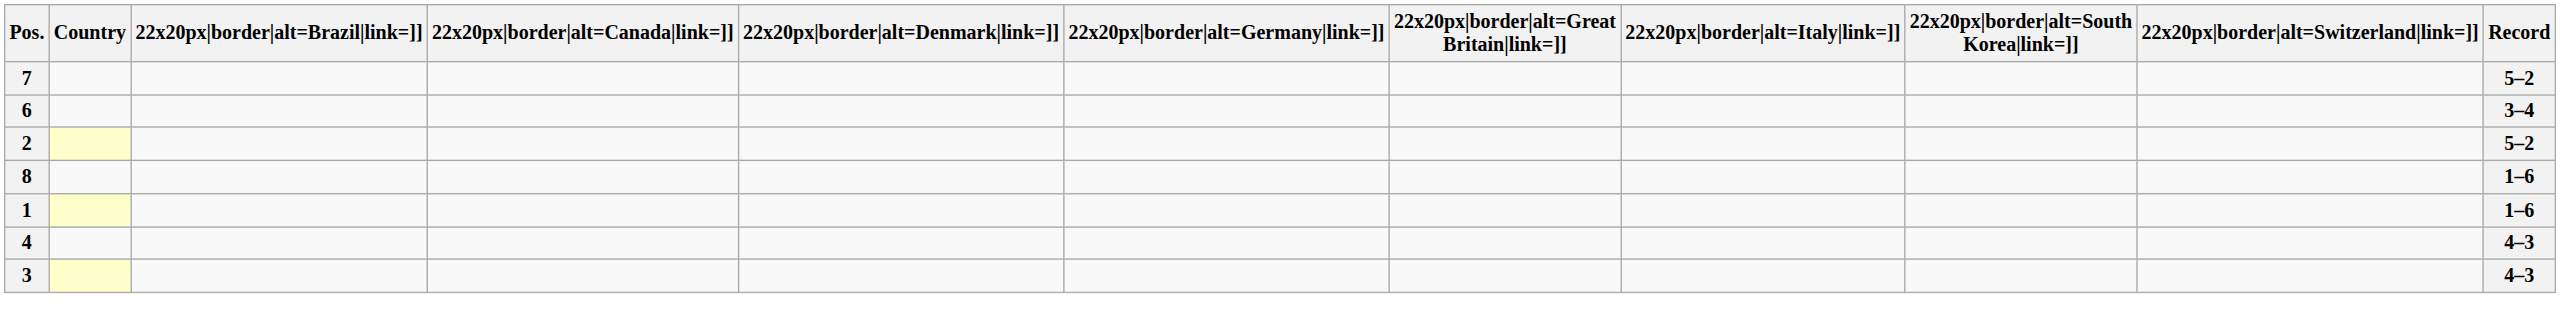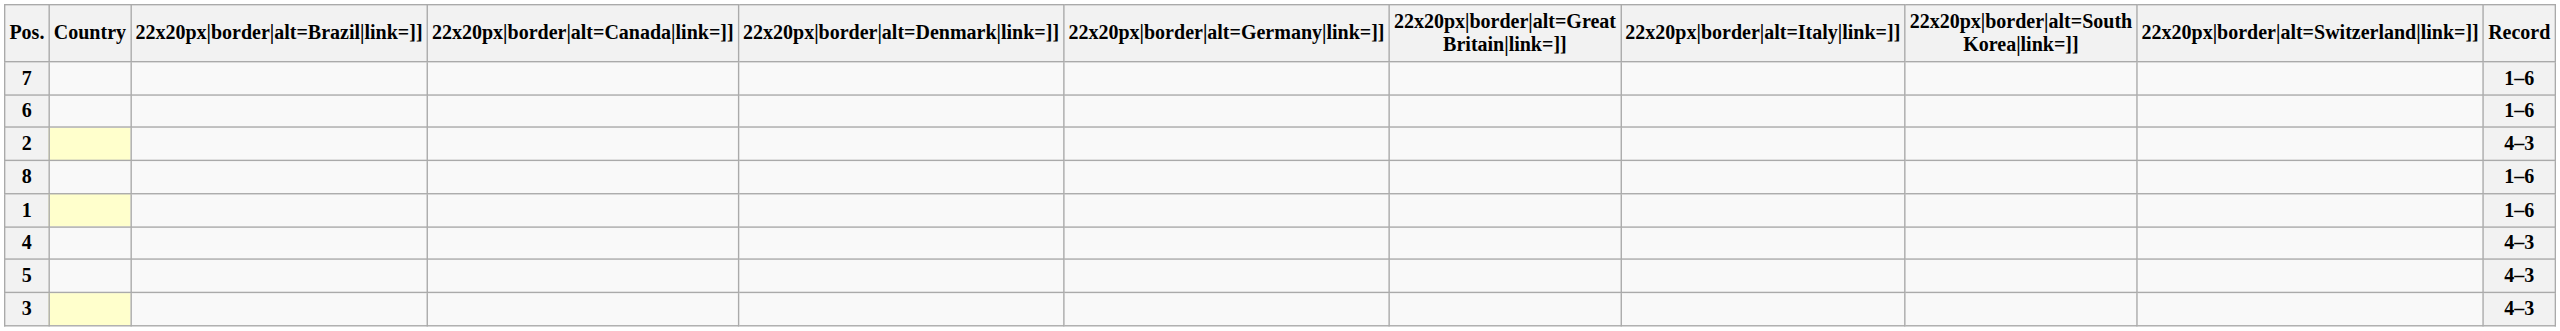(2519, 78) 5–2 -> (2519, 78) 1–6
(2519, 111) 3–4 -> (2519, 111) 1–6
(2519, 144) 5–2 -> (2519, 144) 4–3
+ row: (27, 276)
